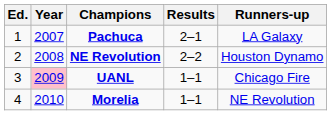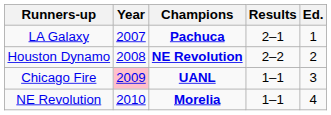columns swapped: (18, 15) <-> (272, 15)
